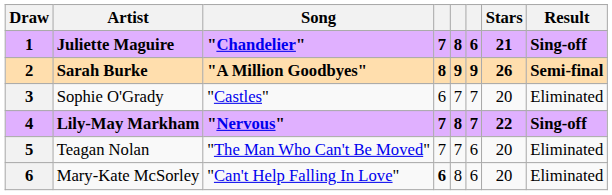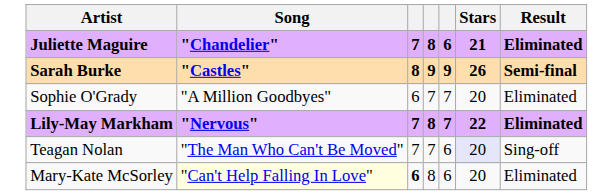- column: (29, 17)
(558, 44) Sing-off -> (543, 44) Eliminated
(287, 70) "A Million Goodbyes" -> (215, 70) "Castles"
(238, 96) "Castles" -> (256, 96) "A Million Goodbyes"
(558, 123) Sing-off -> (543, 123) Eliminated
(504, 149) no background -> (478, 149) lavender background
(567, 149) Eliminated -> (531, 149) Sing-off
(303, 176) no background -> (277, 176) lightyellow background
